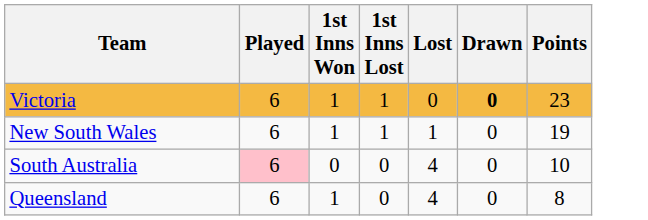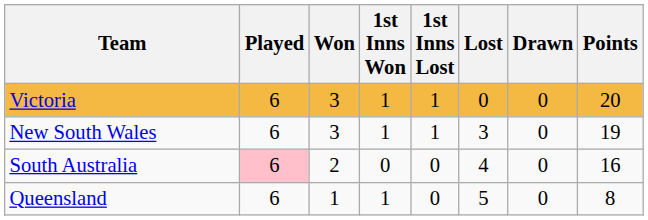+ column: (334, 44)
(492, 100) bold -> (543, 100) normal
(559, 100) 23 -> (610, 100) 20
(433, 132) 1 -> (483, 132) 3
(559, 165) 10 -> (610, 165) 16
(433, 198) 4 -> (483, 198) 5
